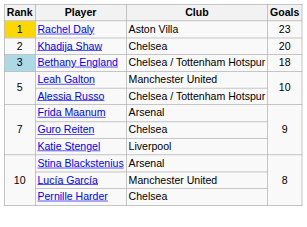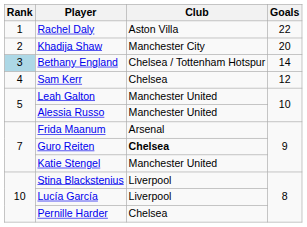(20, 29) gold background -> (20, 29) no background
(285, 29) 23 -> (285, 29) 22
(148, 46) Chelsea -> (167, 46) Manchester City
(285, 63) 18 -> (285, 63) 14
+ row: (60, 79)
(197, 96) Chelsea / Tottenham Hotspur -> (173, 113) Manchester United
(148, 130) normal -> (149, 146) bold
(150, 146) Liverpool -> (173, 163) Manchester United
(147, 163) Arsenal -> (150, 180) Liverpool
(173, 180) Manchester United -> (150, 197) Liverpool
